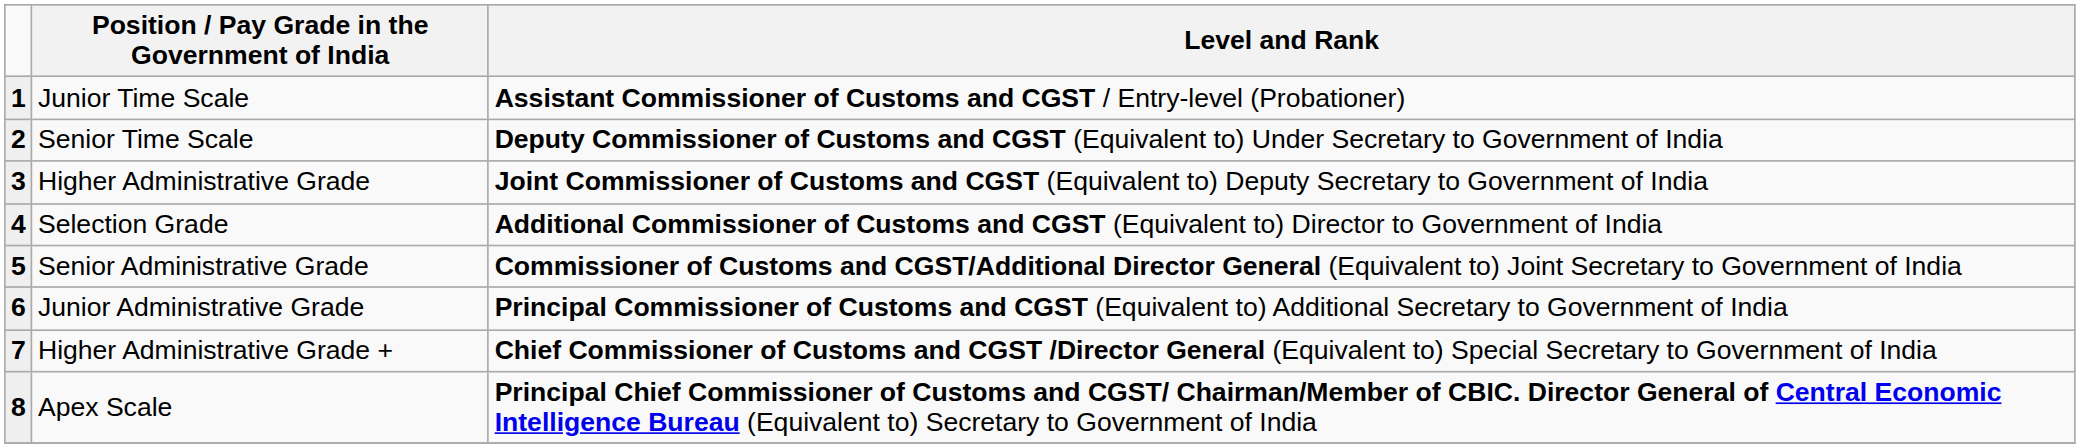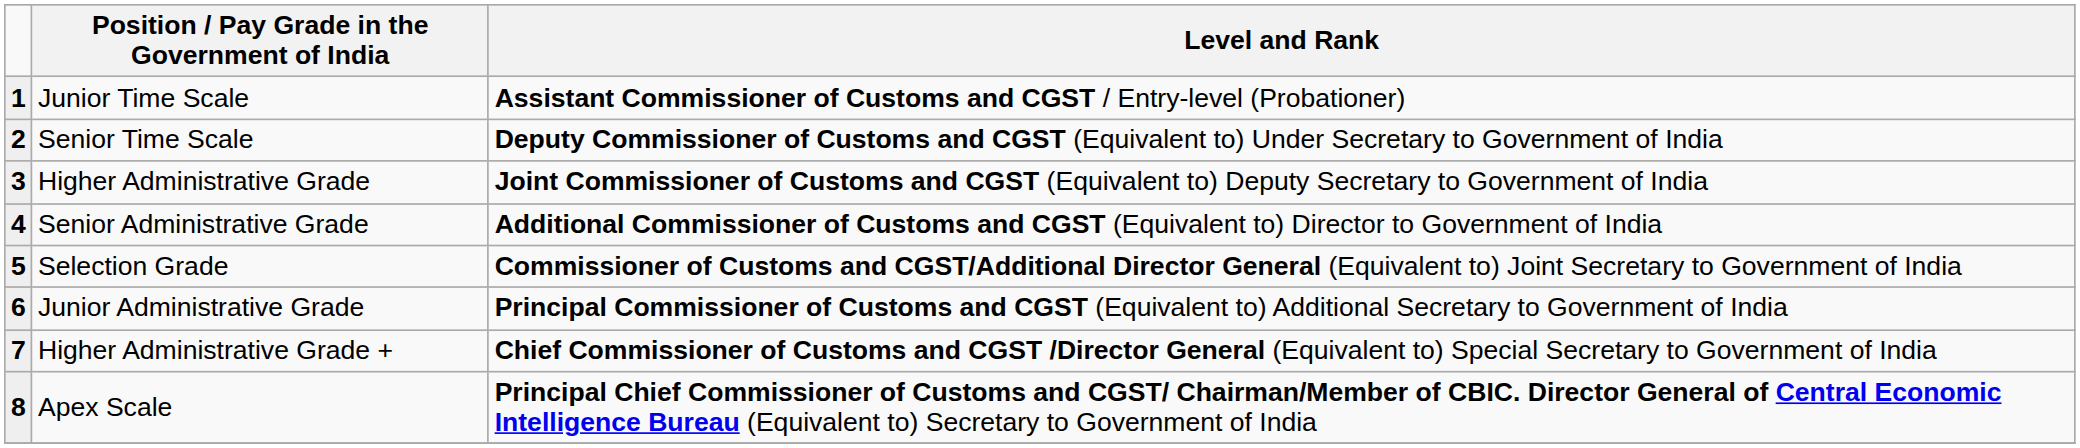(133, 223) Selection Grade -> (203, 223) Senior Administrative Grade
(203, 266) Senior Administrative Grade -> (133, 266) Selection Grade
